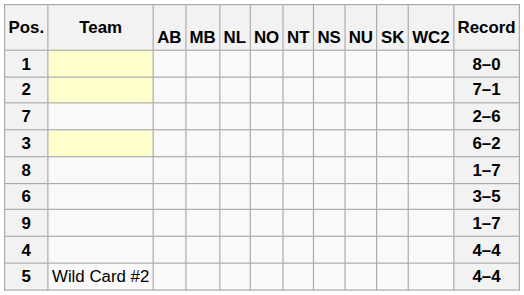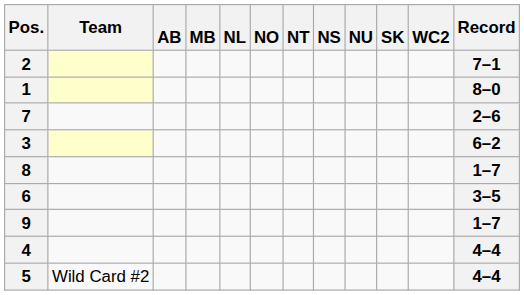rows swapped: (26, 90) <-> (26, 64)
